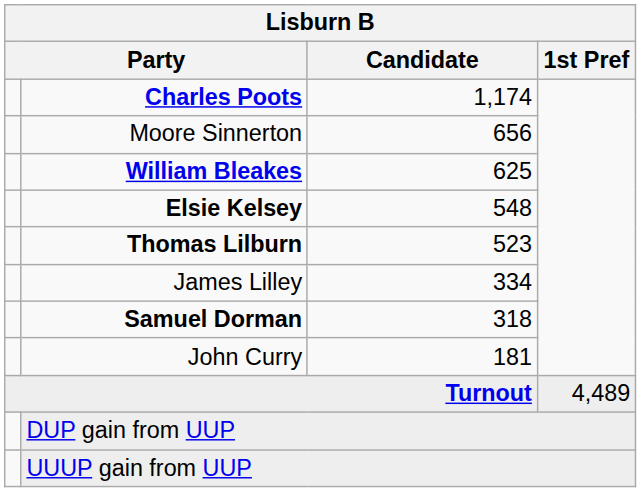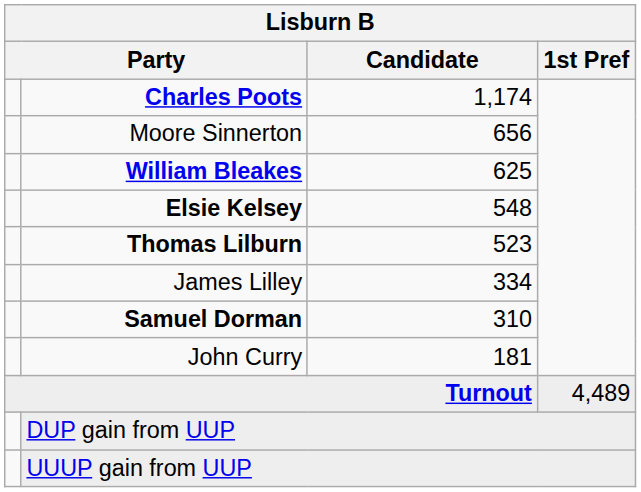(512, 319) 318 -> (512, 319) 310
